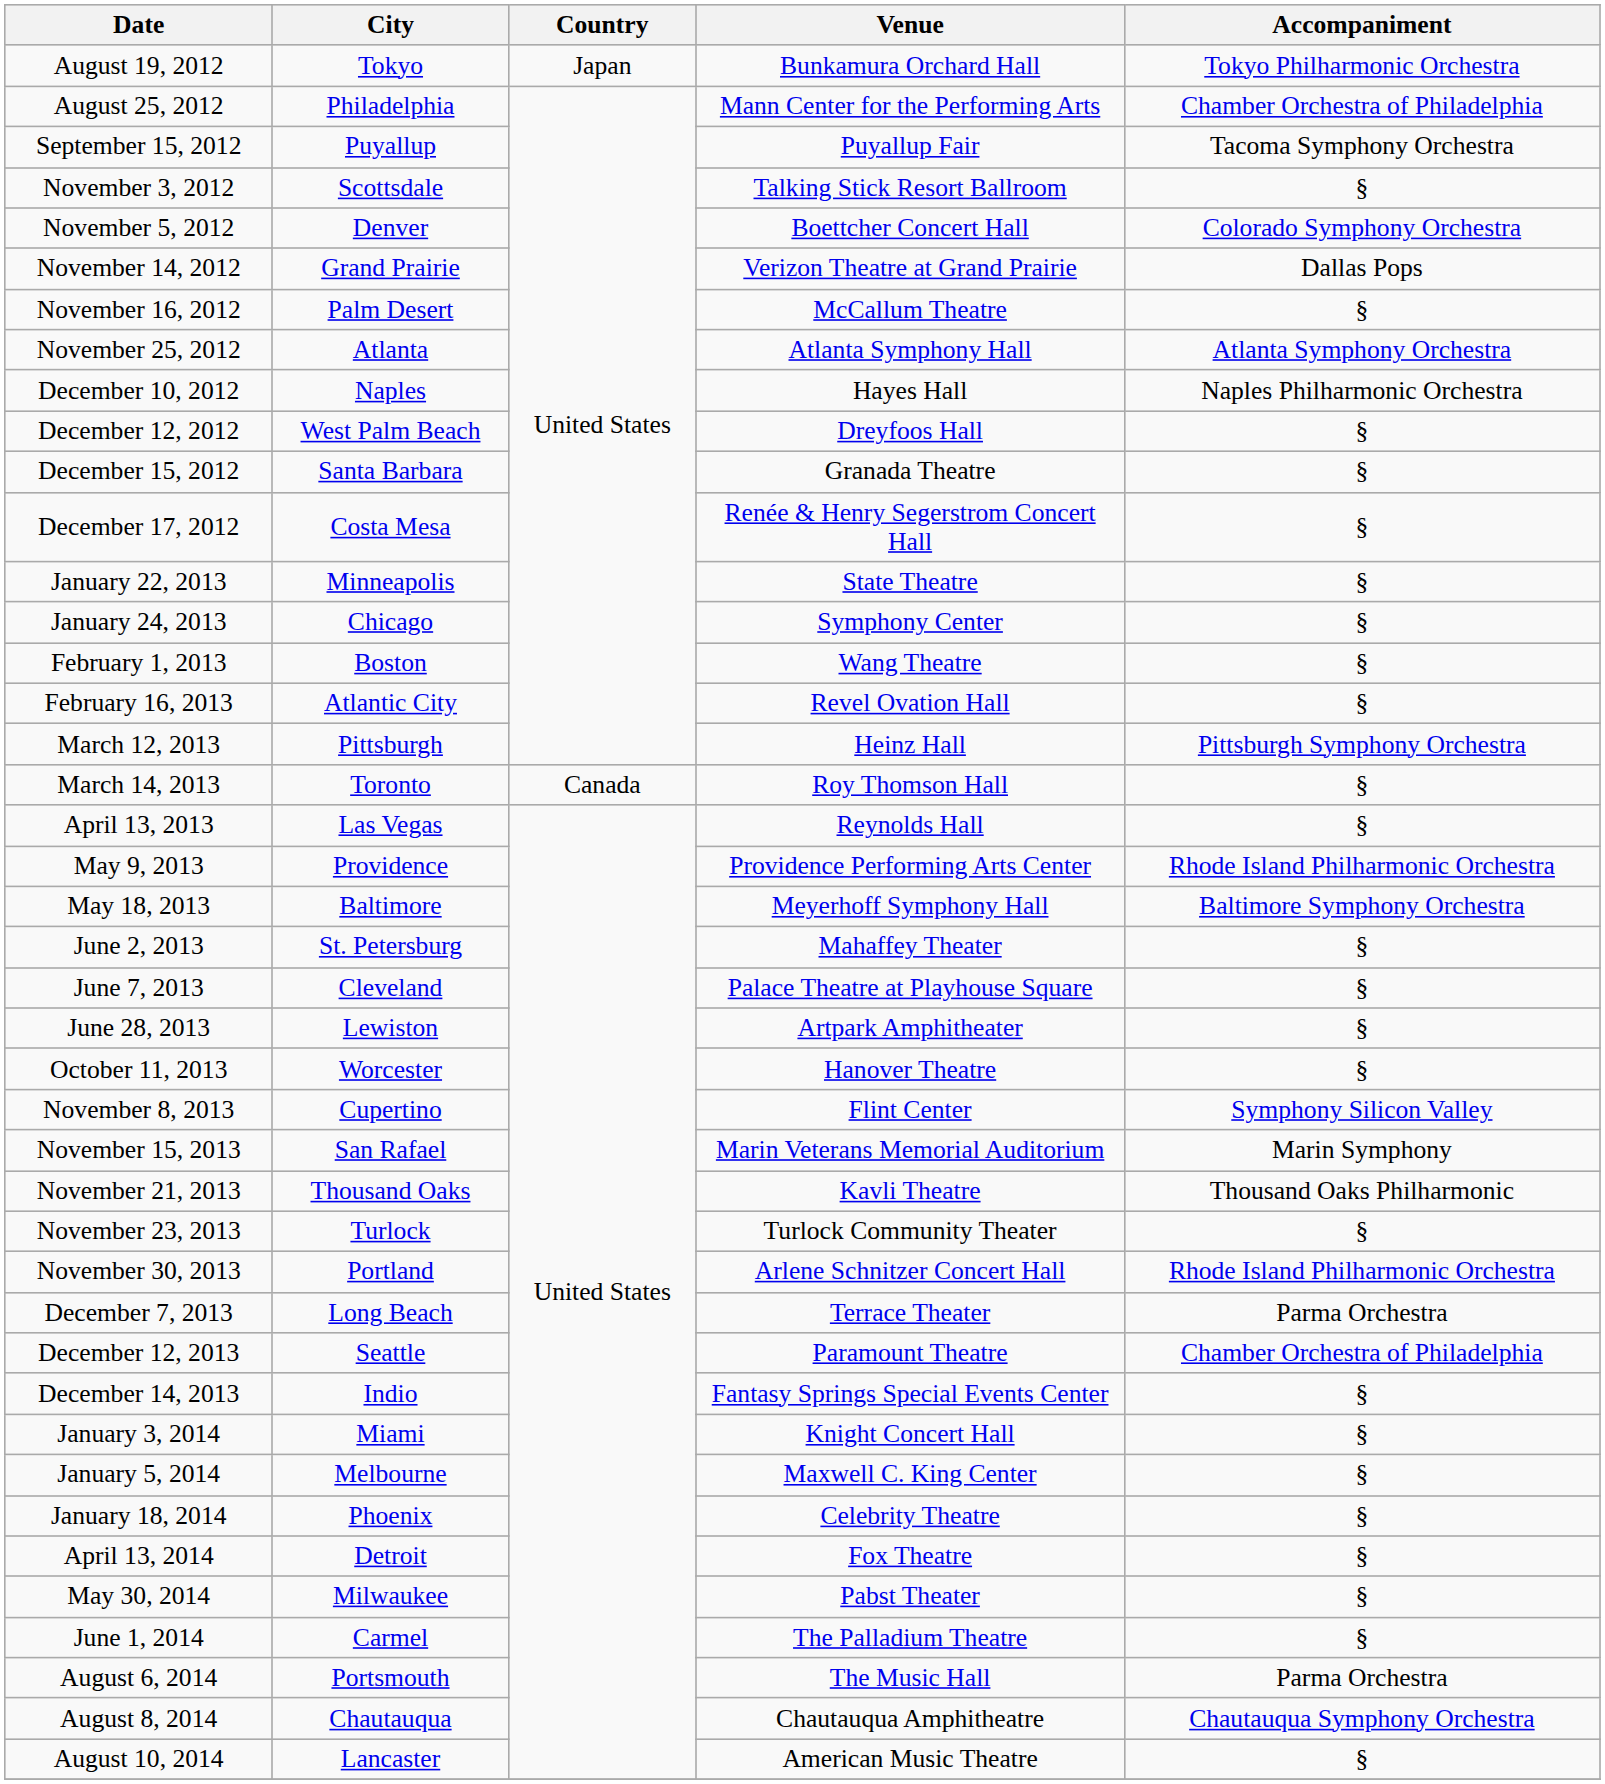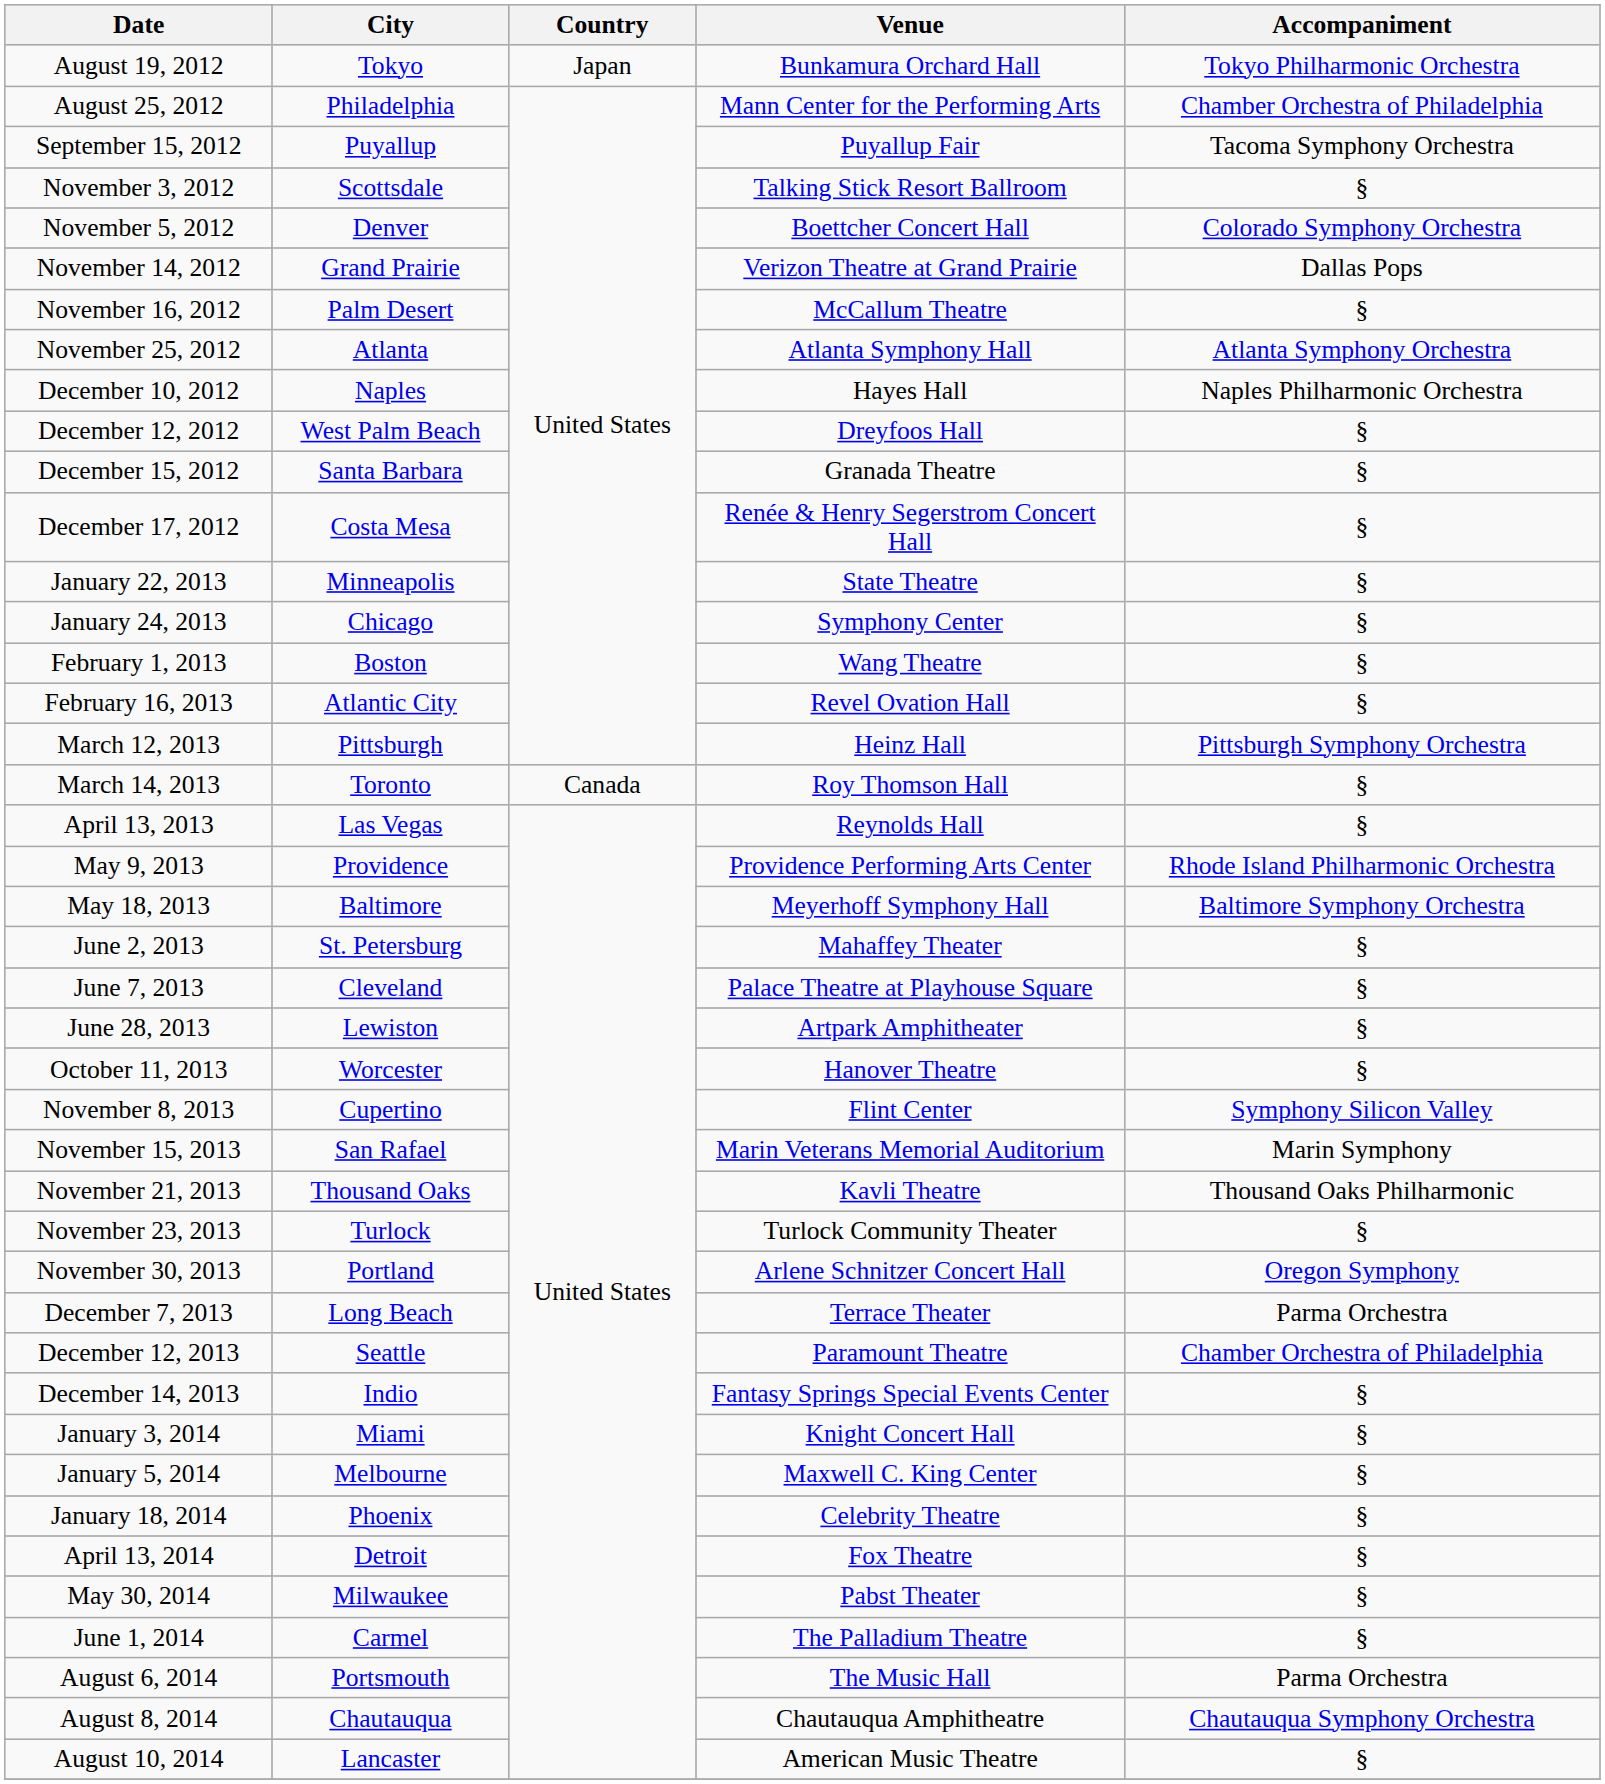(1362, 1271) Rhode Island Philharmonic Orchestra -> (1362, 1271) Oregon Symphony
